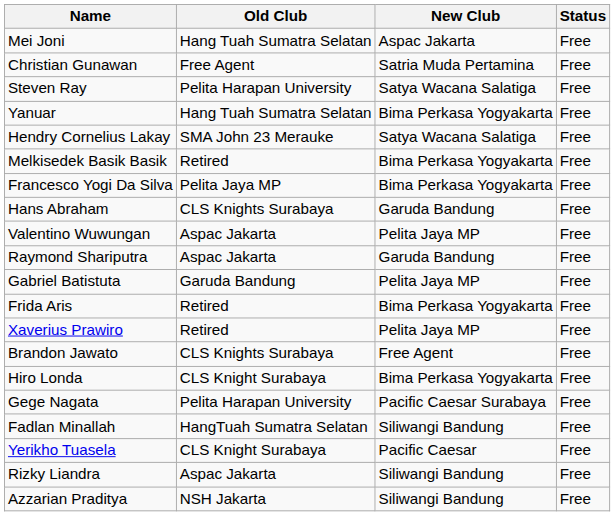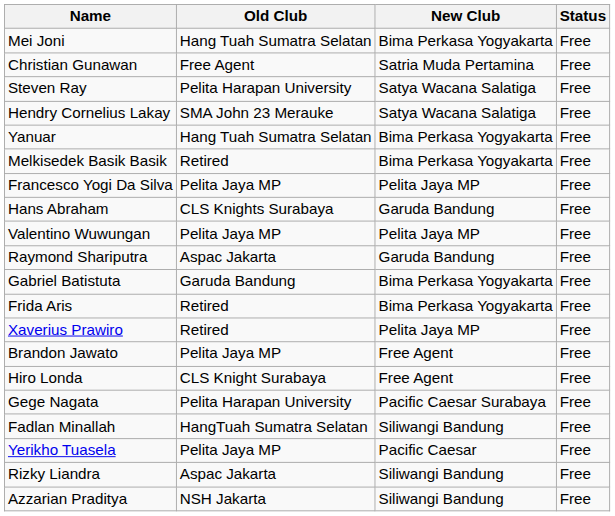(427, 40) Aspac Jakarta -> (466, 40) Bima Perkasa Yogyakarta
rows swapped: (89, 137) <-> (32, 112)
(466, 185) Bima Perkasa Yogyakarta -> (429, 185) Pelita Jaya MP
(228, 233) Aspac Jakarta -> (230, 233) Pelita Jaya MP
(429, 281) Pelita Jaya MP -> (466, 281) Bima Perkasa Yogyakarta
(257, 354) CLS Knights Surabaya -> (230, 354) Pelita Jaya MP
(466, 378) Bima Perkasa Yogyakarta -> (416, 378) Free Agent
(253, 450) CLS Knight Surabaya -> (230, 450) Pelita Jaya MP
